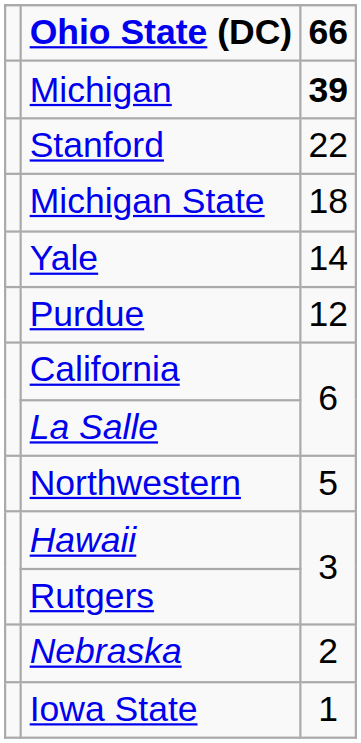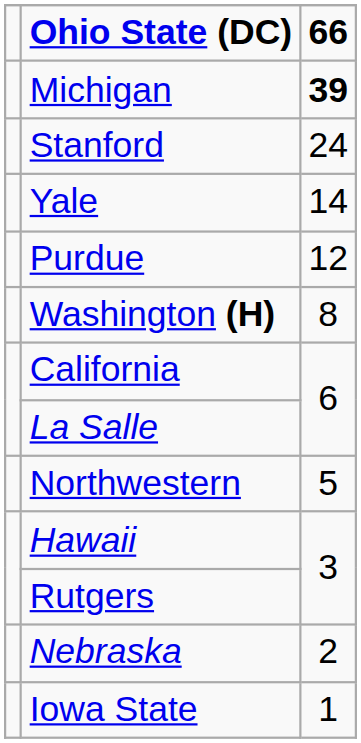(328, 145) 22 -> (328, 145) 24
- row: (147, 201)
+ row: (152, 314)
